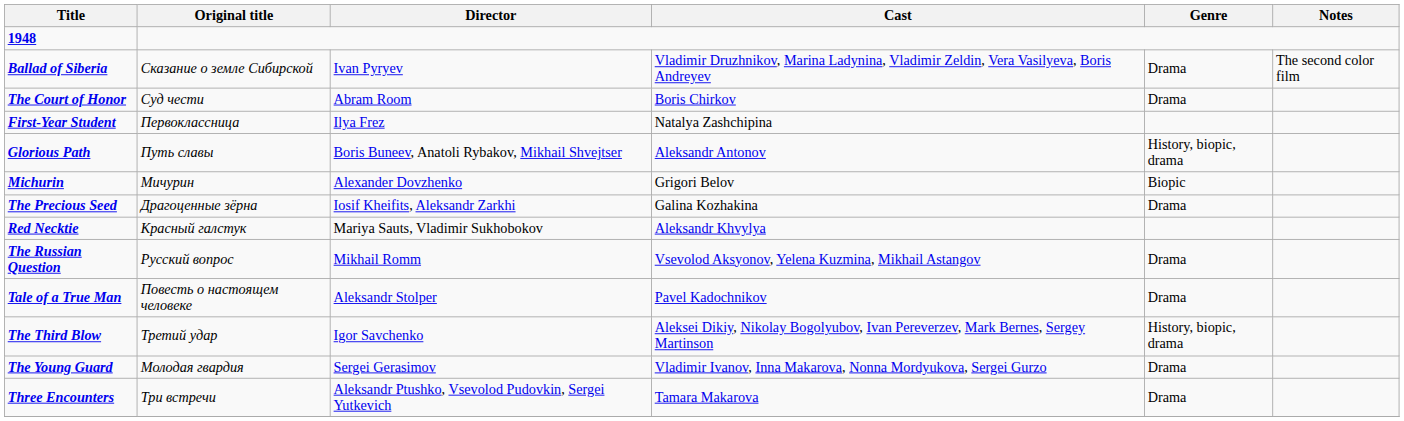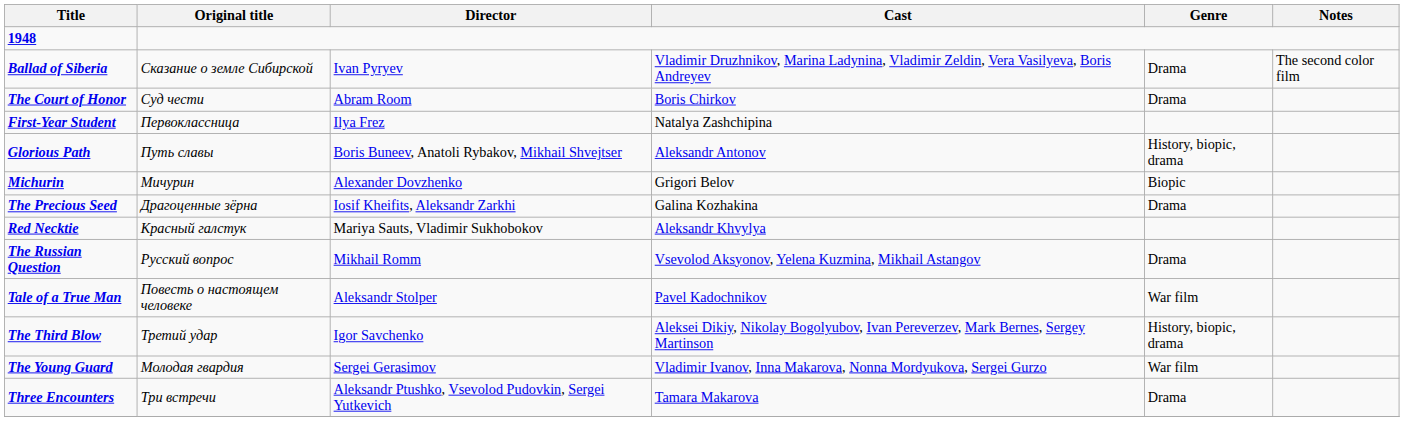(1167, 297) Drama -> (1173, 297) War film
(1167, 366) Drama -> (1173, 366) War film
